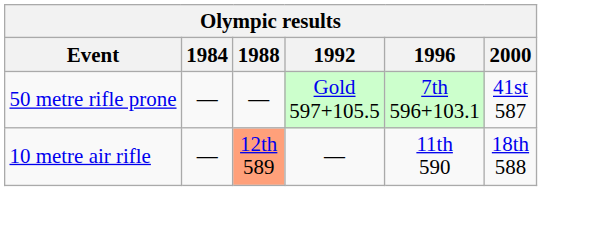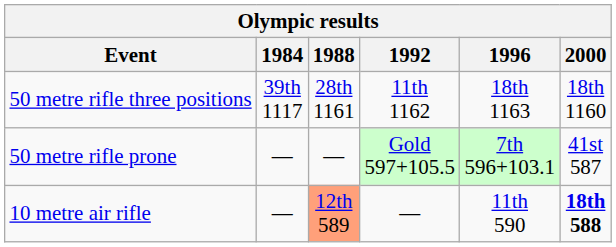+ row: (131, 99)
(510, 156) normal -> (586, 213) bold
